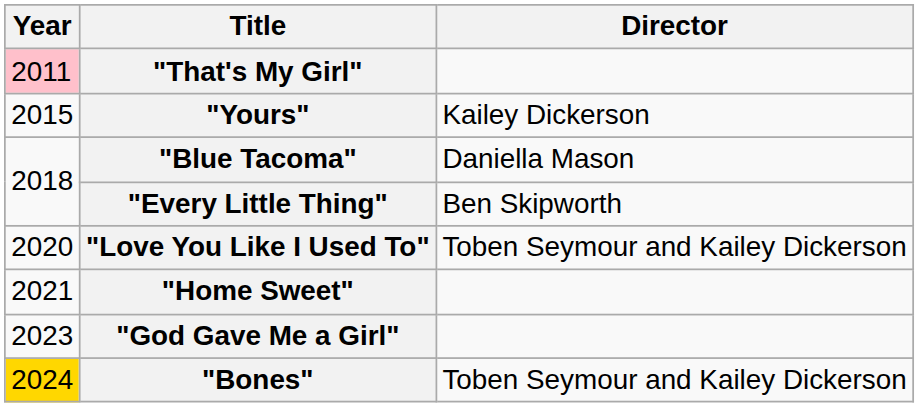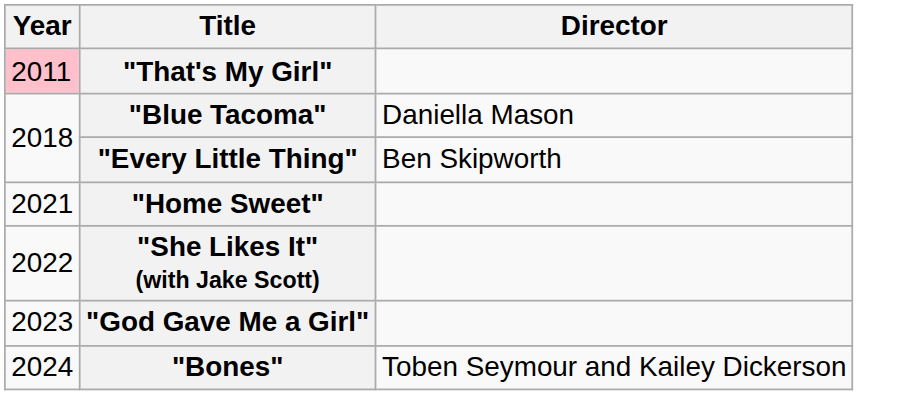- row: (258, 114)
- row: (258, 247)
+ row: (228, 262)
(42, 379) gold background -> (42, 366) no background
